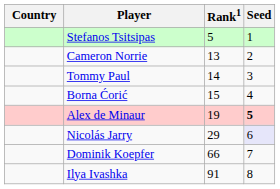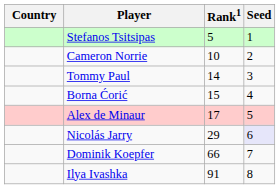(213, 56) 13 -> (213, 56) 10
(213, 115) 19 -> (213, 115) 17
(250, 115) bold -> (250, 115) normal
